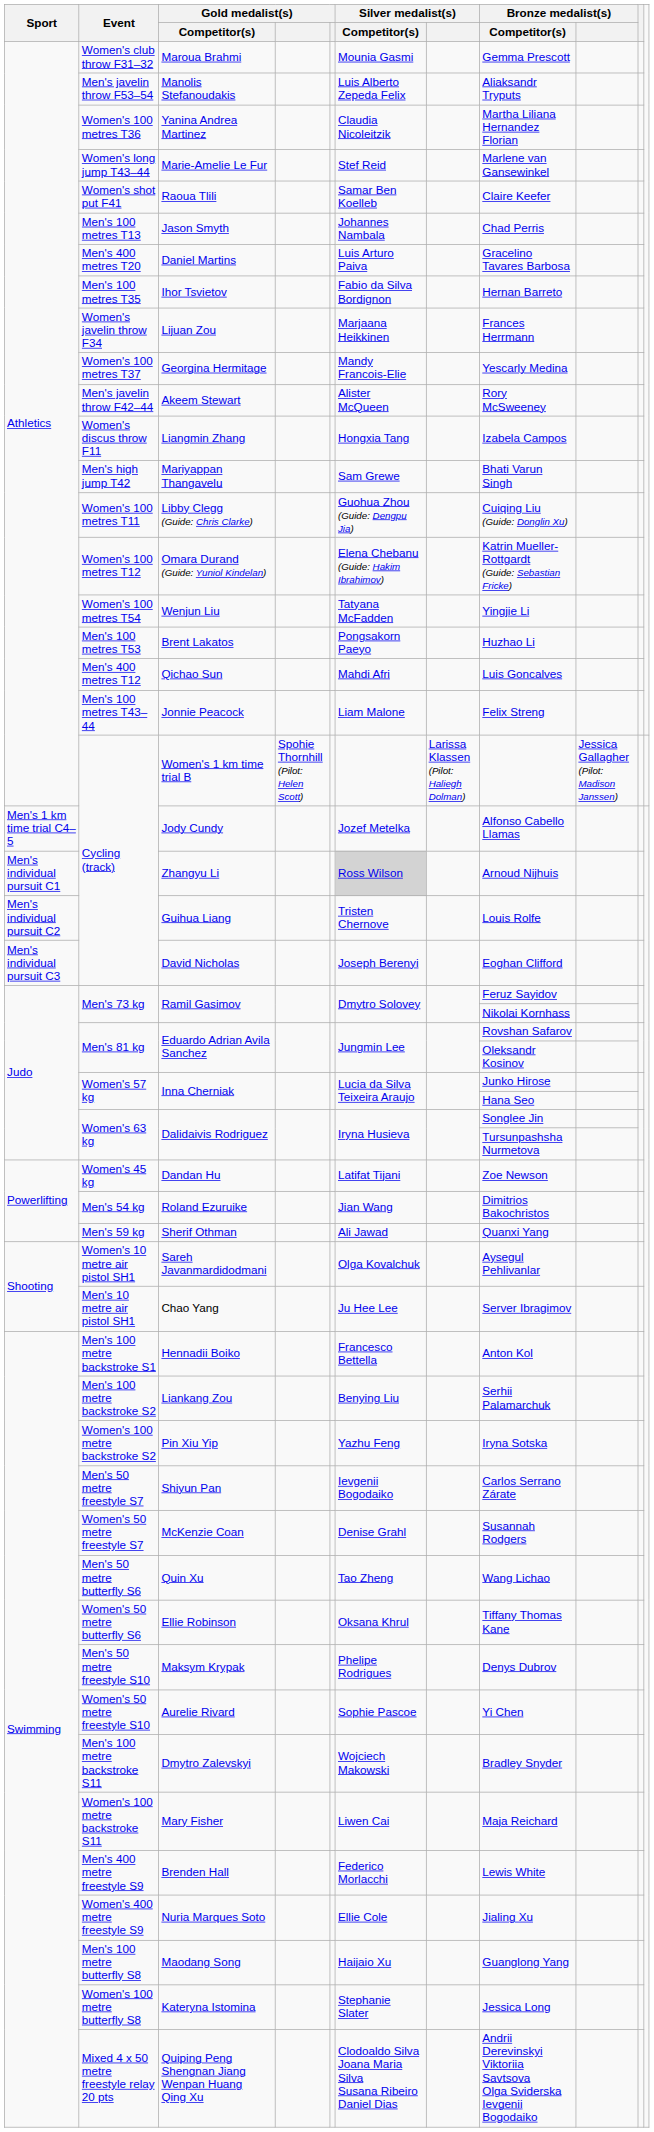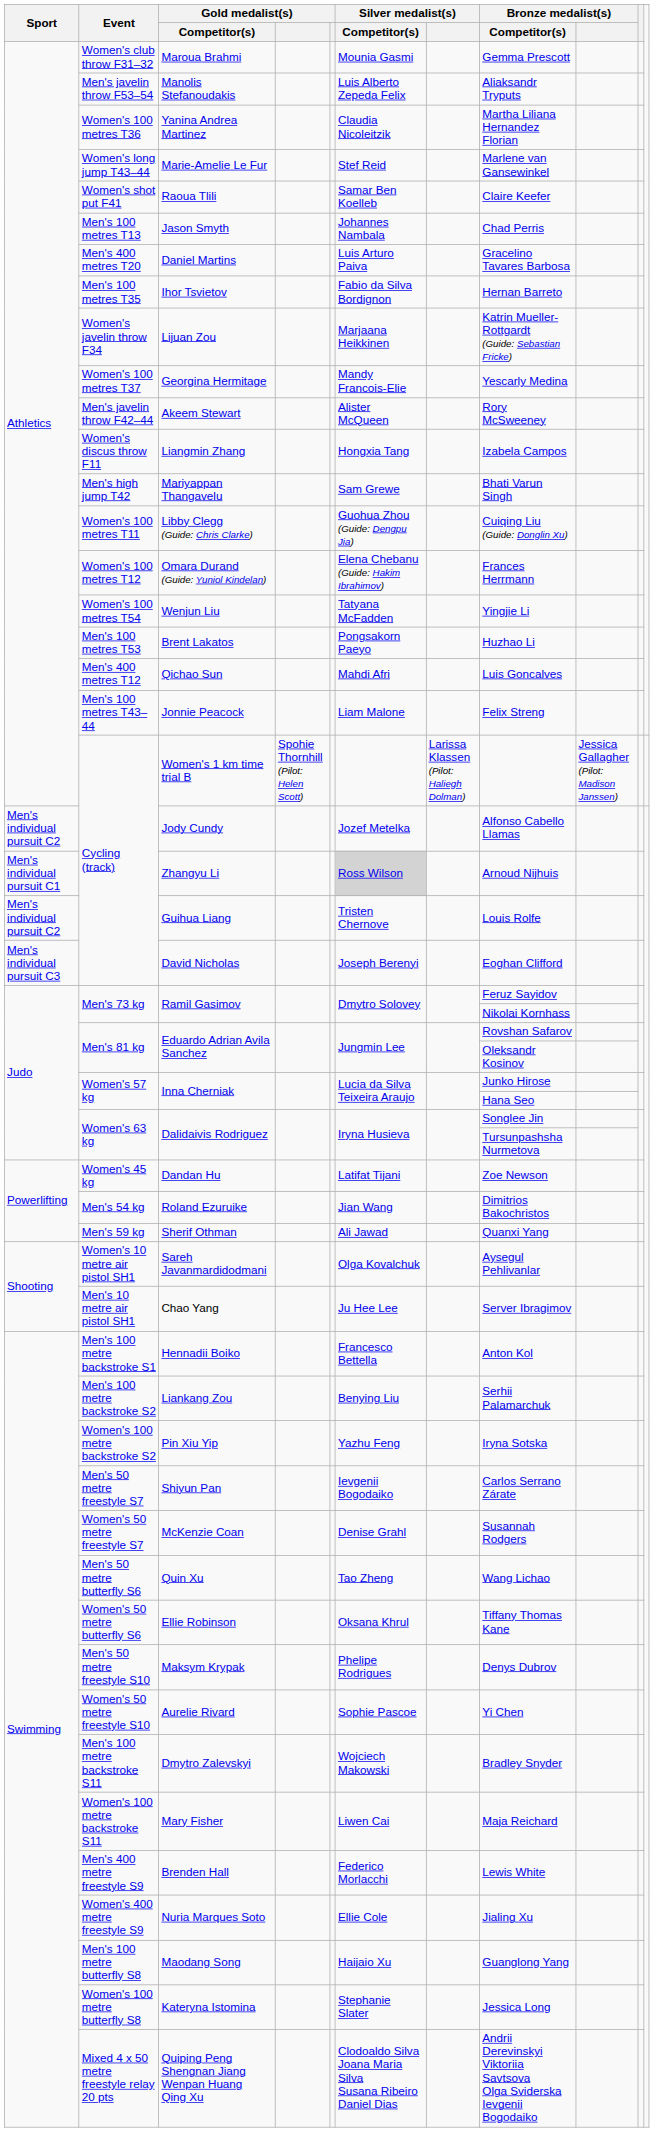(508, 330) Frances Herrmann -> (521, 336) Katrin Mueller-Rottgardt (Guide: Sebastian Fricke)
(521, 566) Katrin Mueller-Rottgardt (Guide: Sebastian Fricke) -> (508, 572) Frances Herrmann
(41, 828) Men's 1 km time trial C4–5 -> (34, 828) Men's individual pursuit C2
